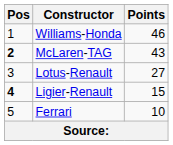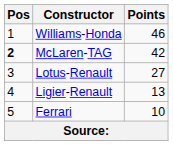(158, 53) 43 -> (158, 53) 42
(11, 92) bold -> (11, 92) normal
(158, 92) 15 -> (158, 92) 13
